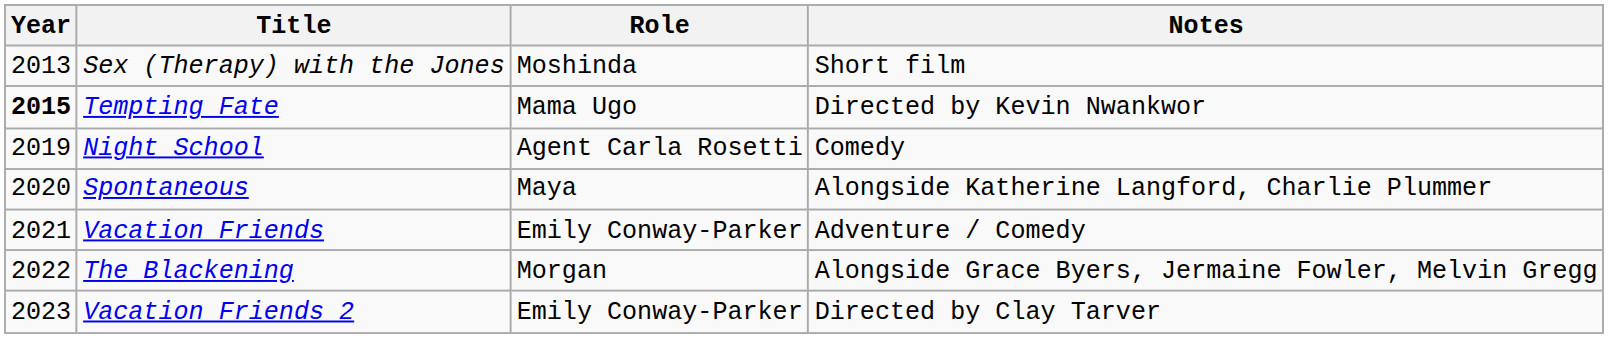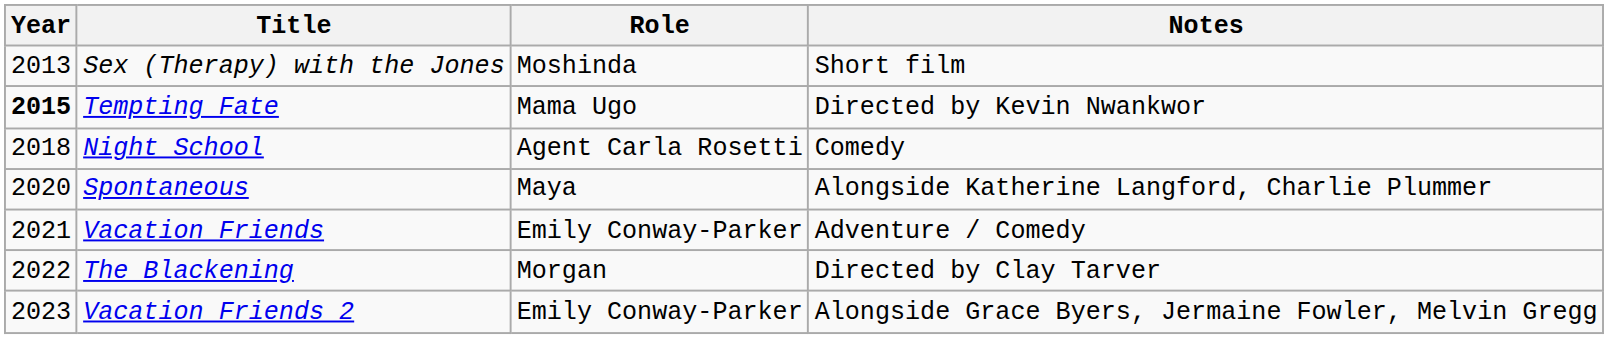(41, 148) 2019 -> (41, 148) 2018
(1206, 271) Alongside Grace Byers, Jermaine Fowler, Melvin Gregg -> (988, 271) Directed by Clay Tarver
(988, 312) Directed by Clay Tarver -> (1206, 312) Alongside Grace Byers, Jermaine Fowler, Melvin Gregg
